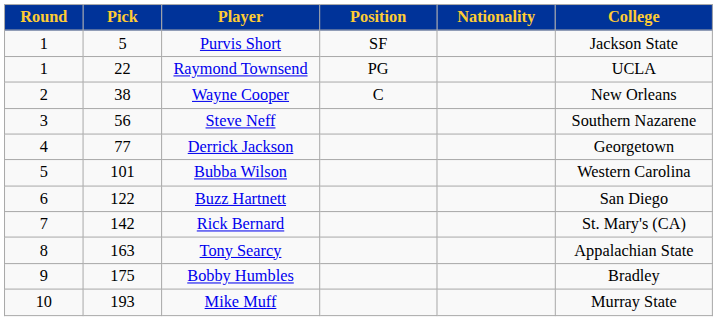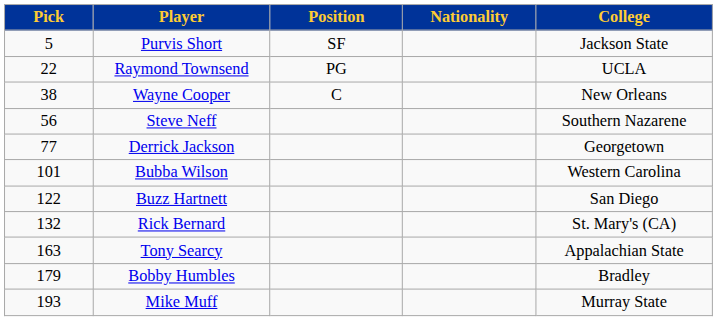- column: (44, 17)
(123, 224) 142 -> (49, 224) 132
(123, 276) 175 -> (49, 276) 179
